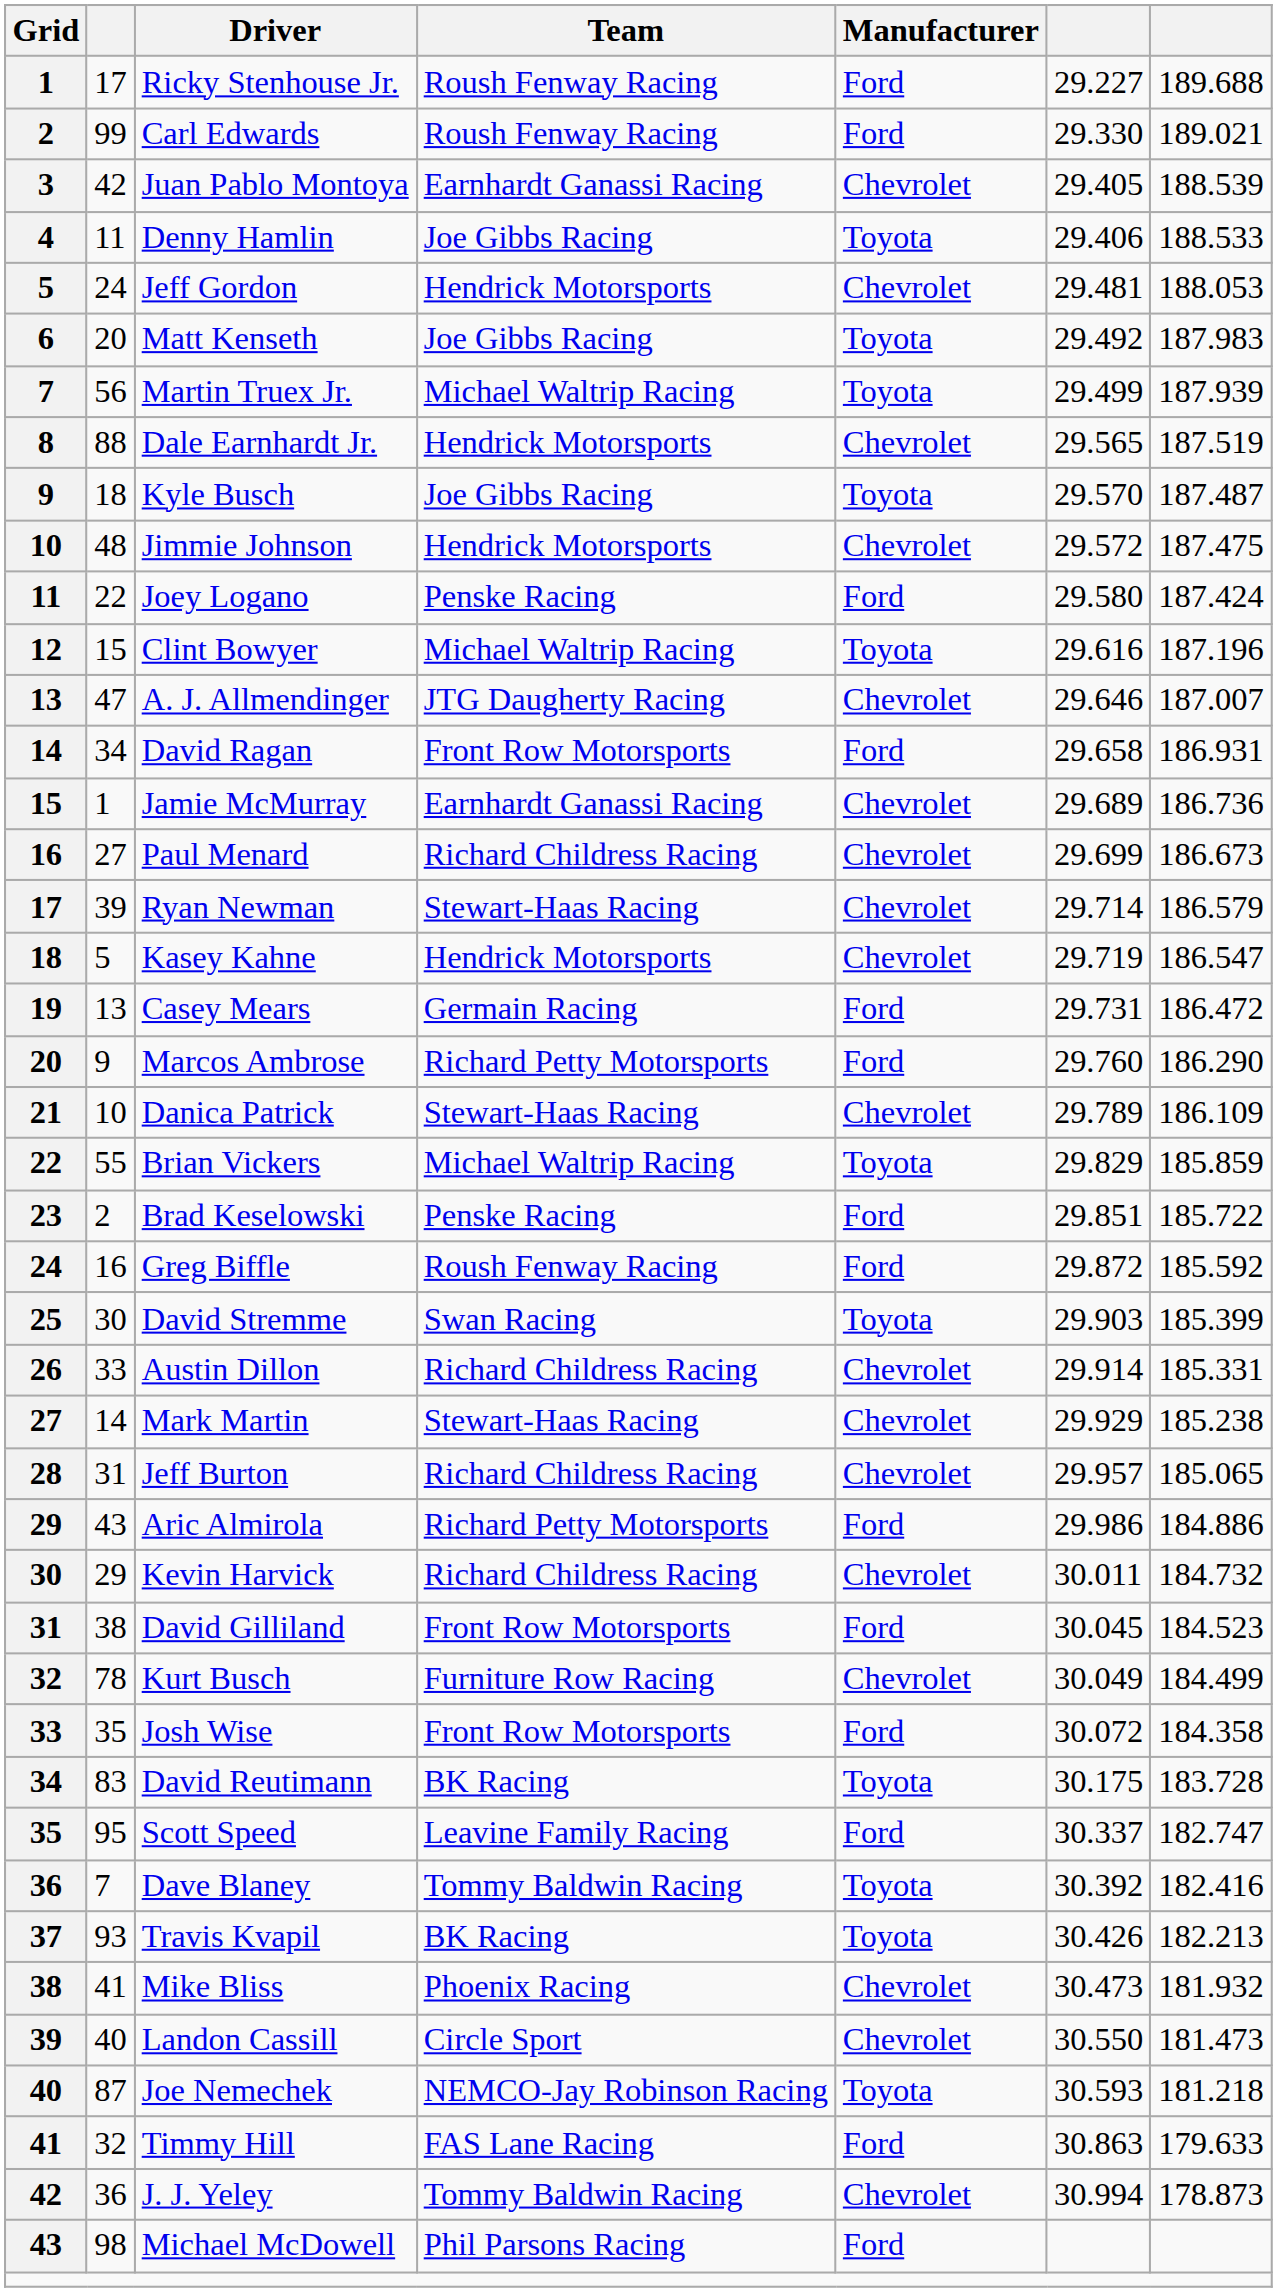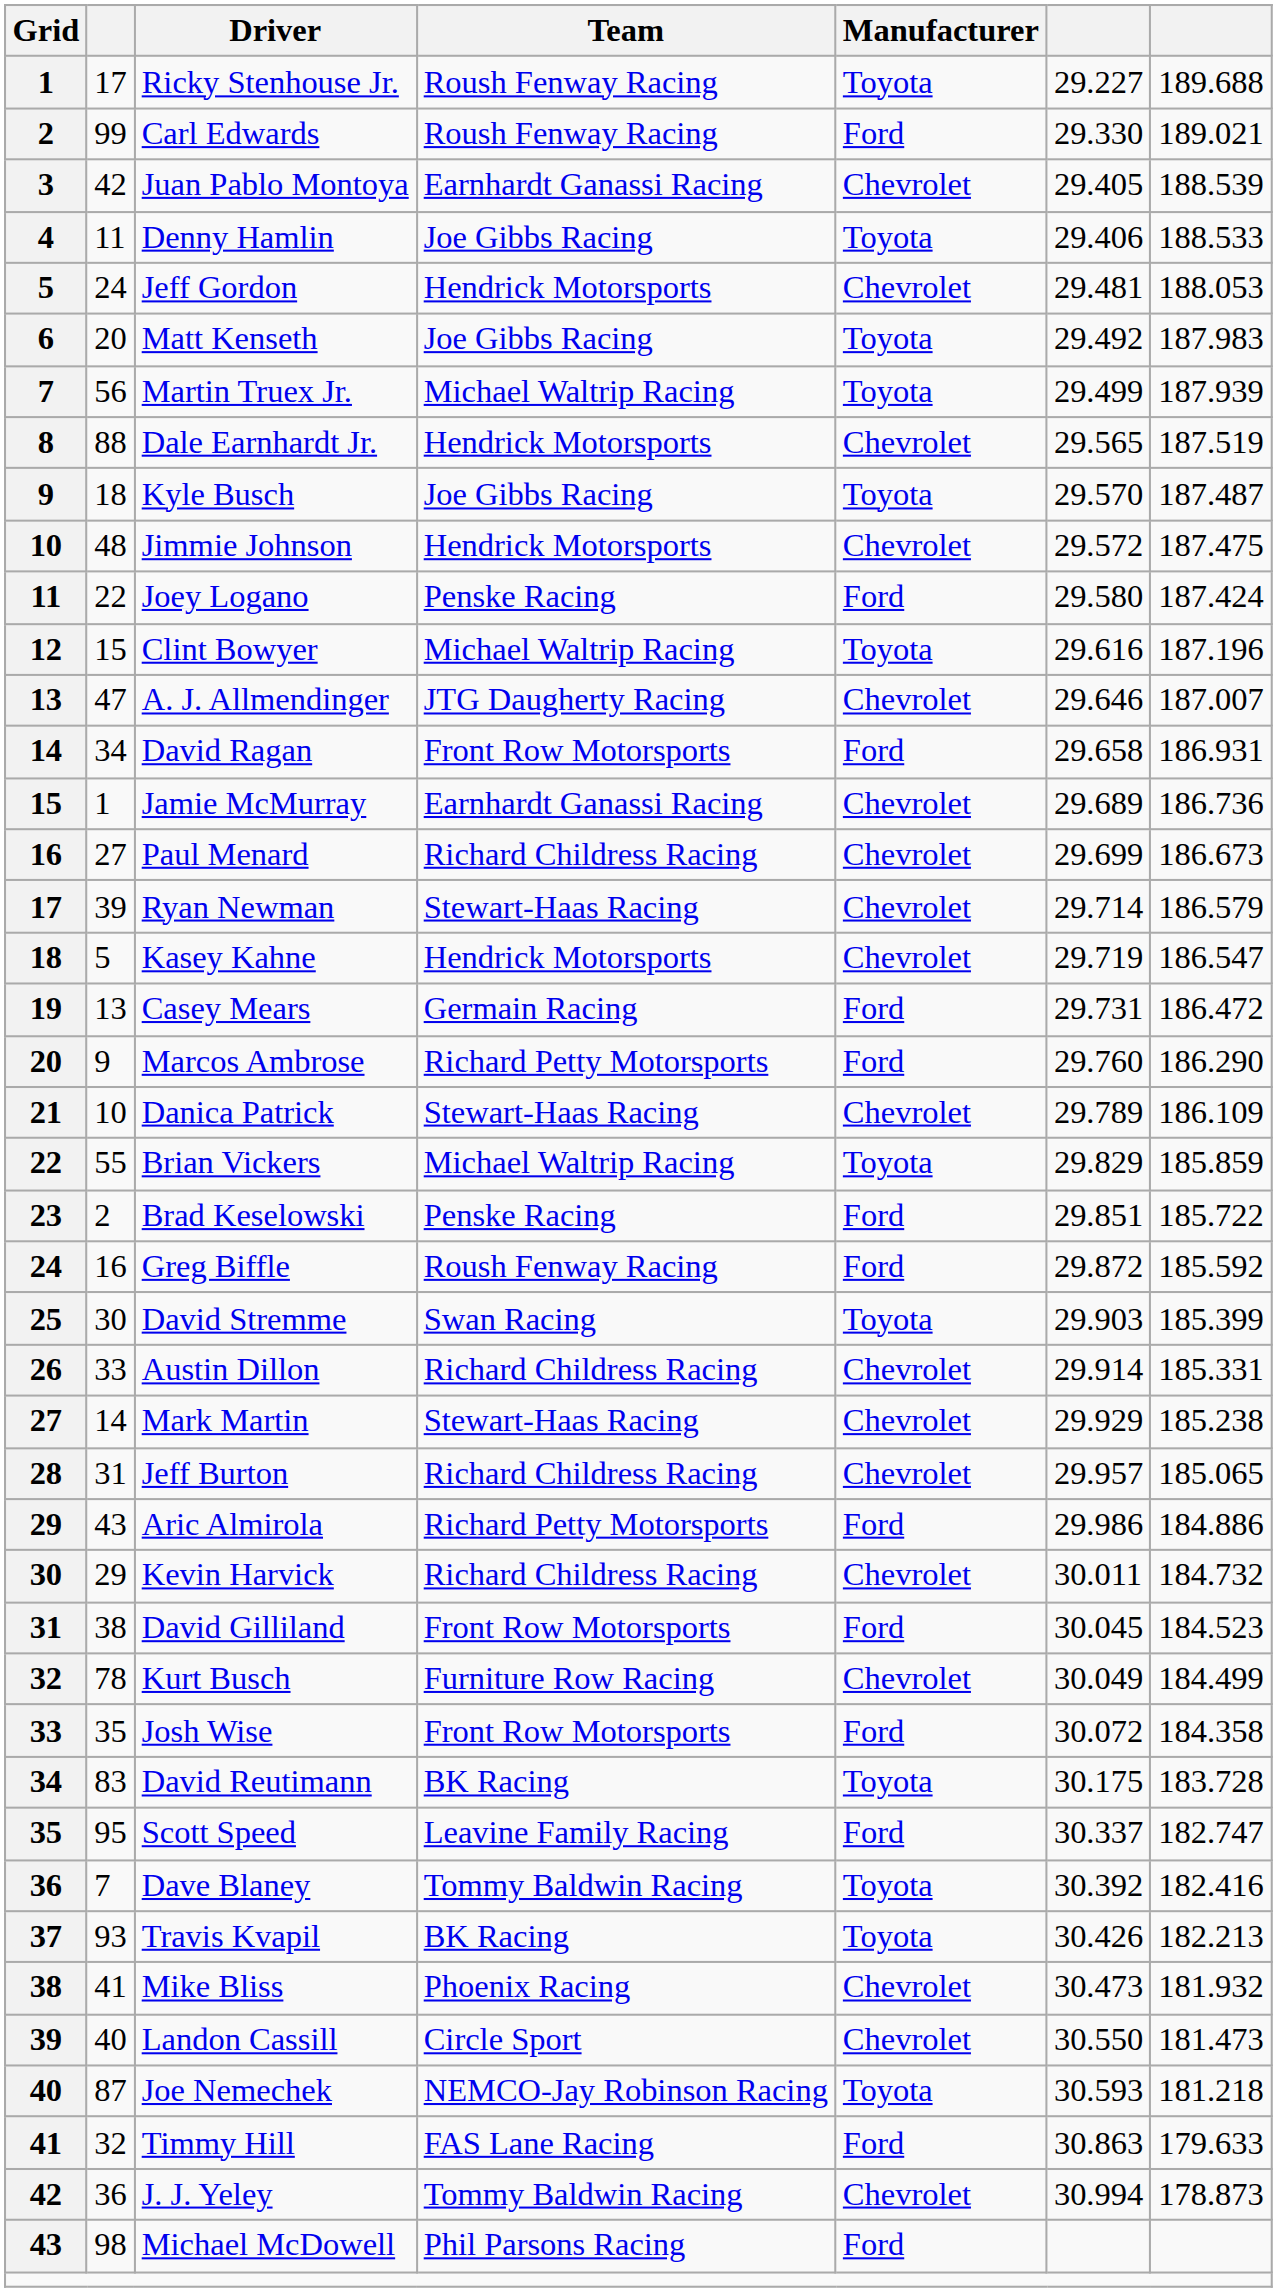(874, 81) Ford -> (888, 81) Toyota
